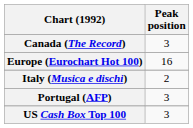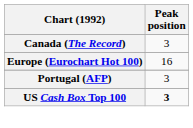- row: (75, 79)
(167, 114) normal -> (167, 97) bold
